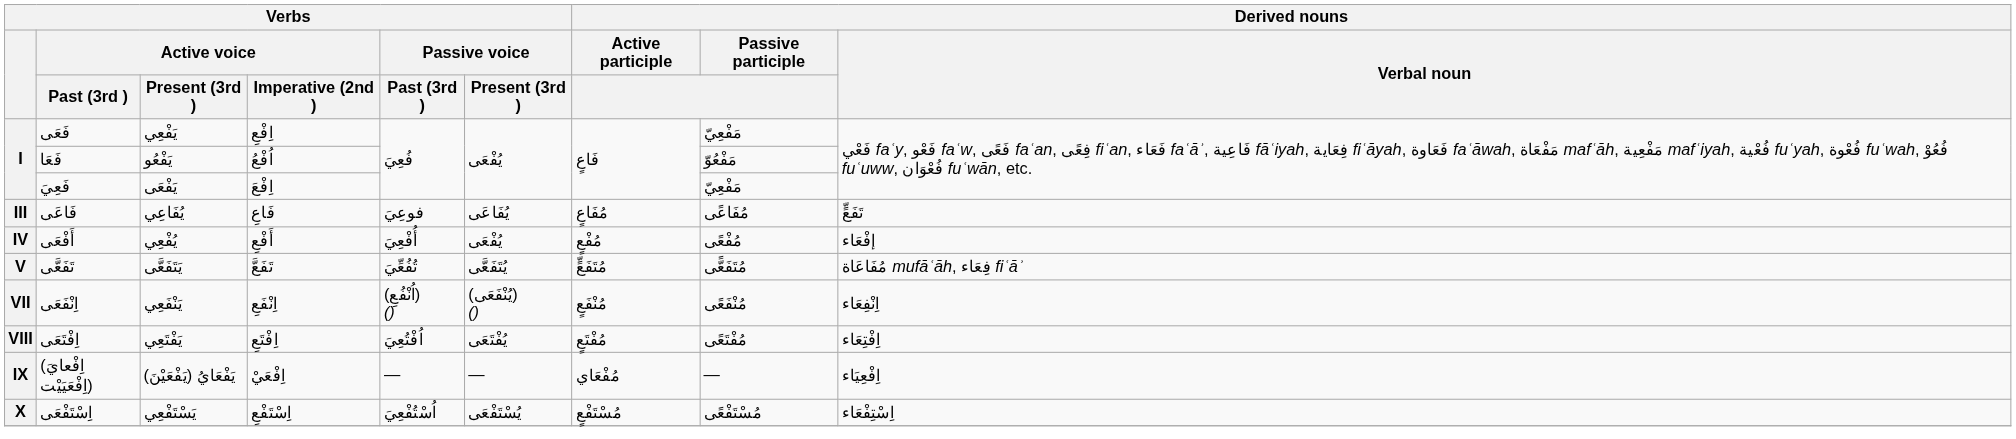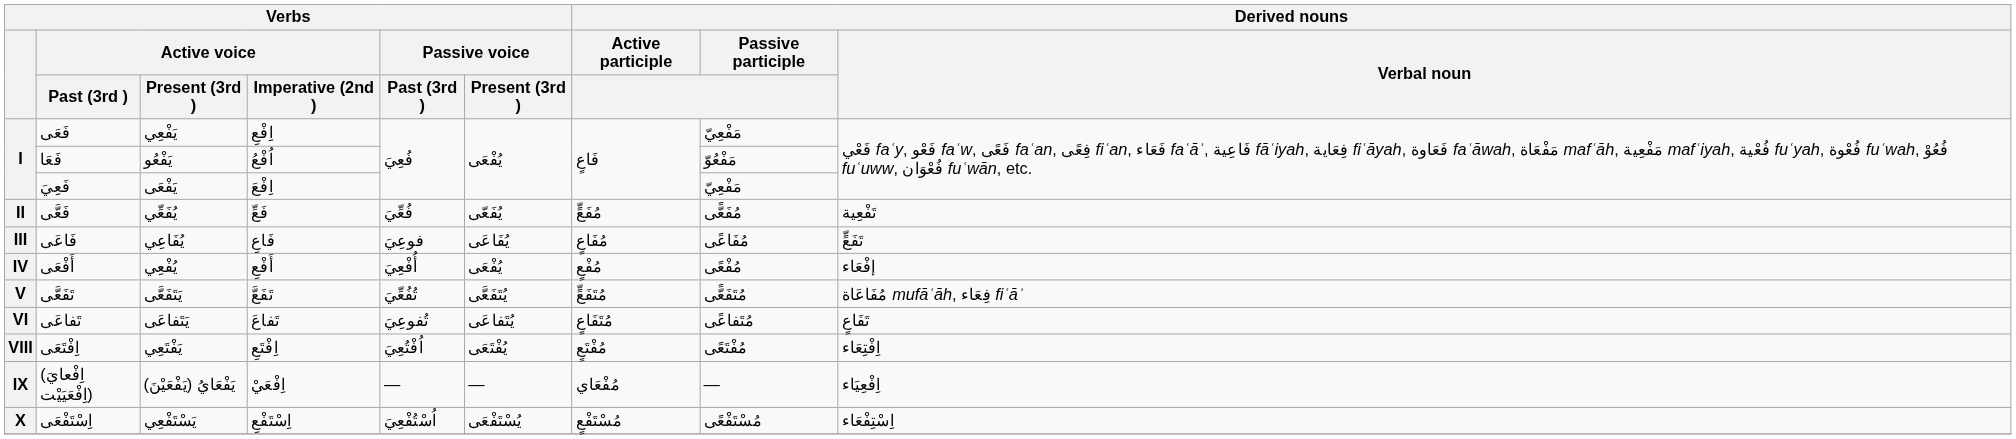+ row: (55, 213)
+ row: (61, 321)
- row: (59, 303)
